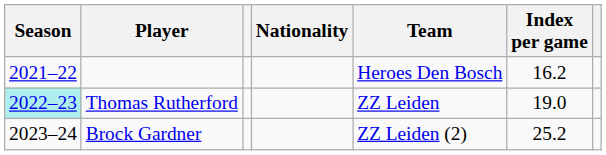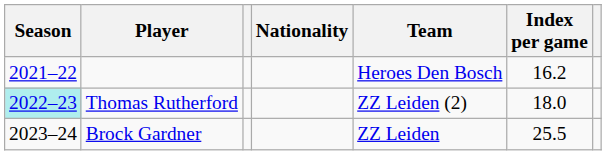(398, 103) ZZ Leiden -> (412, 103) ZZ Leiden (2)
(550, 103) 19.0 -> (550, 103) 18.0
(412, 133) ZZ Leiden (2) -> (398, 133) ZZ Leiden
(550, 133) 25.2 -> (550, 133) 25.5
